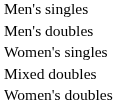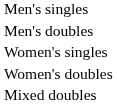rows swapped: (58, 95) <-> (50, 73)
